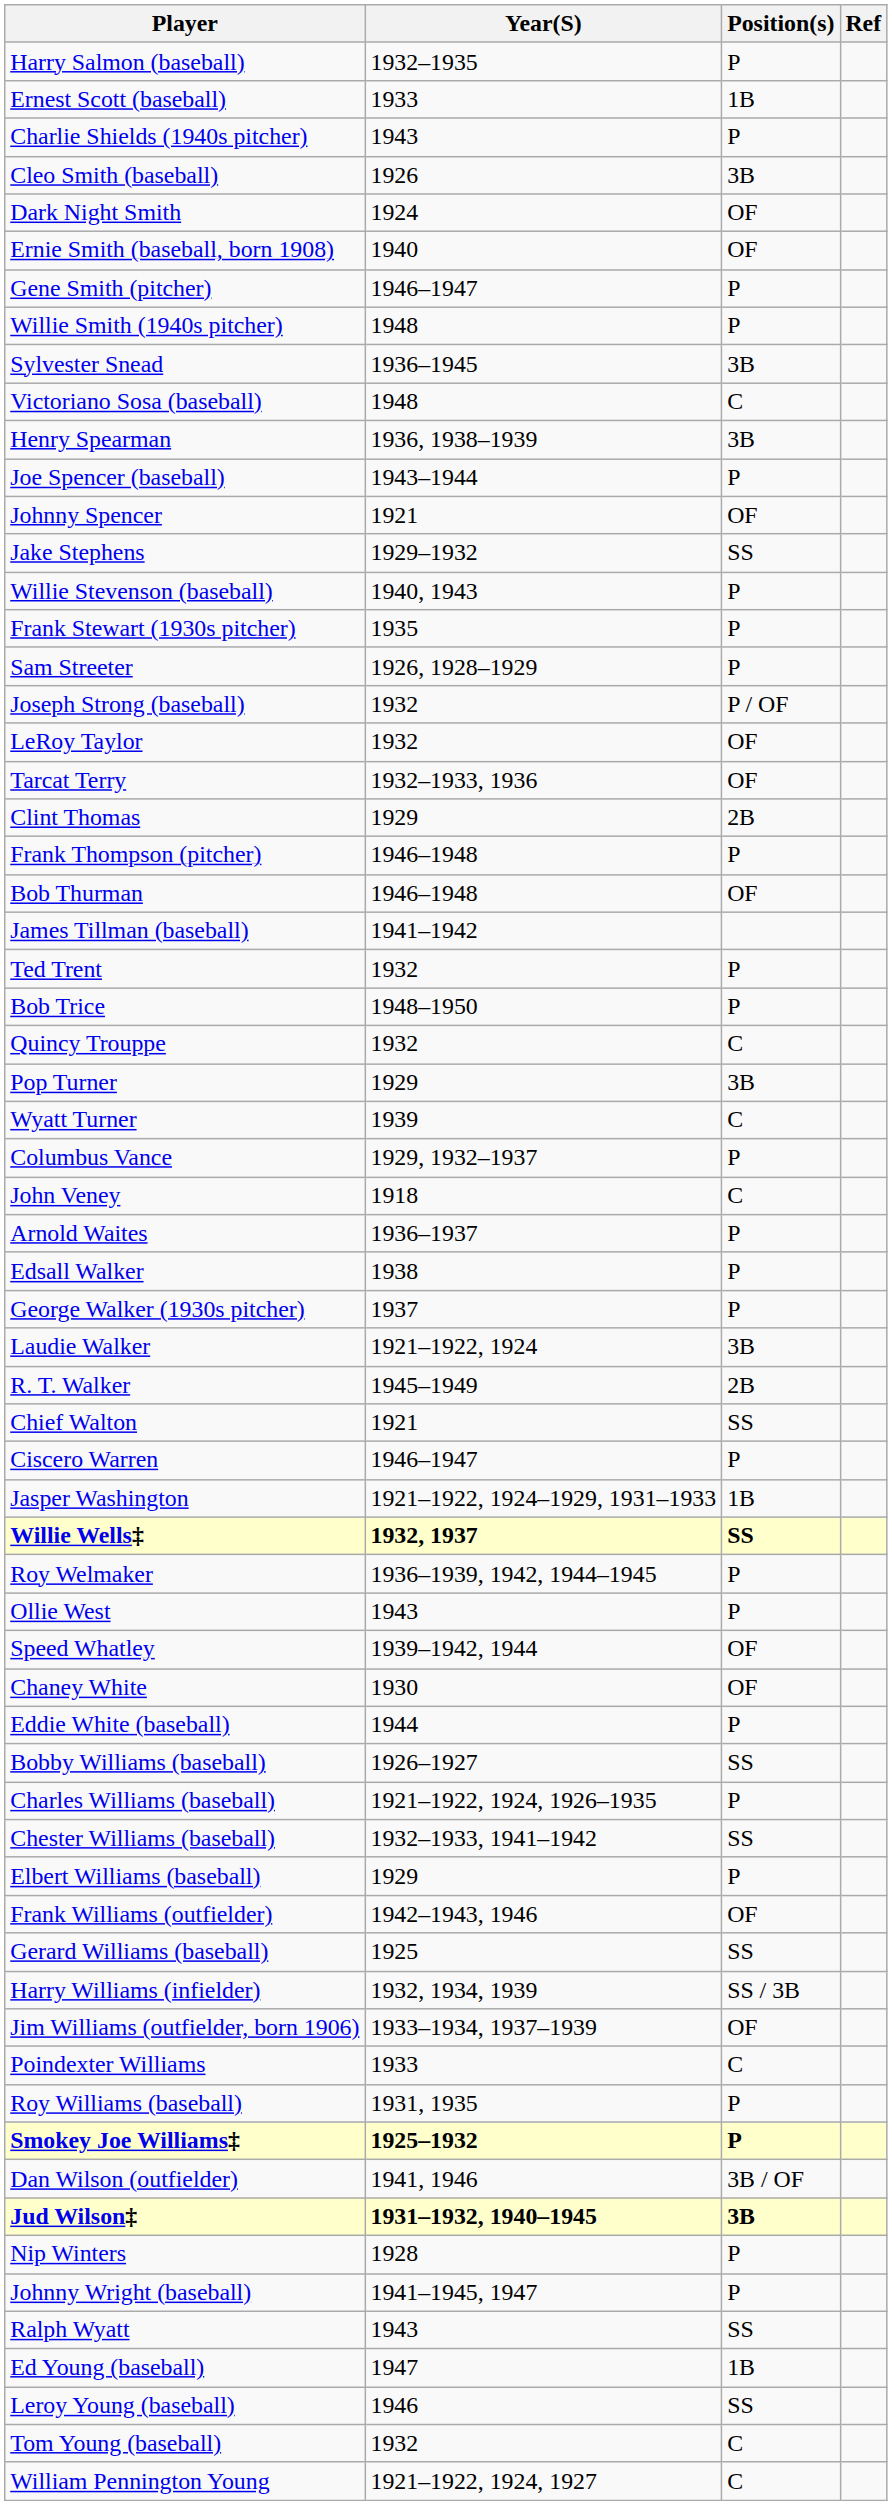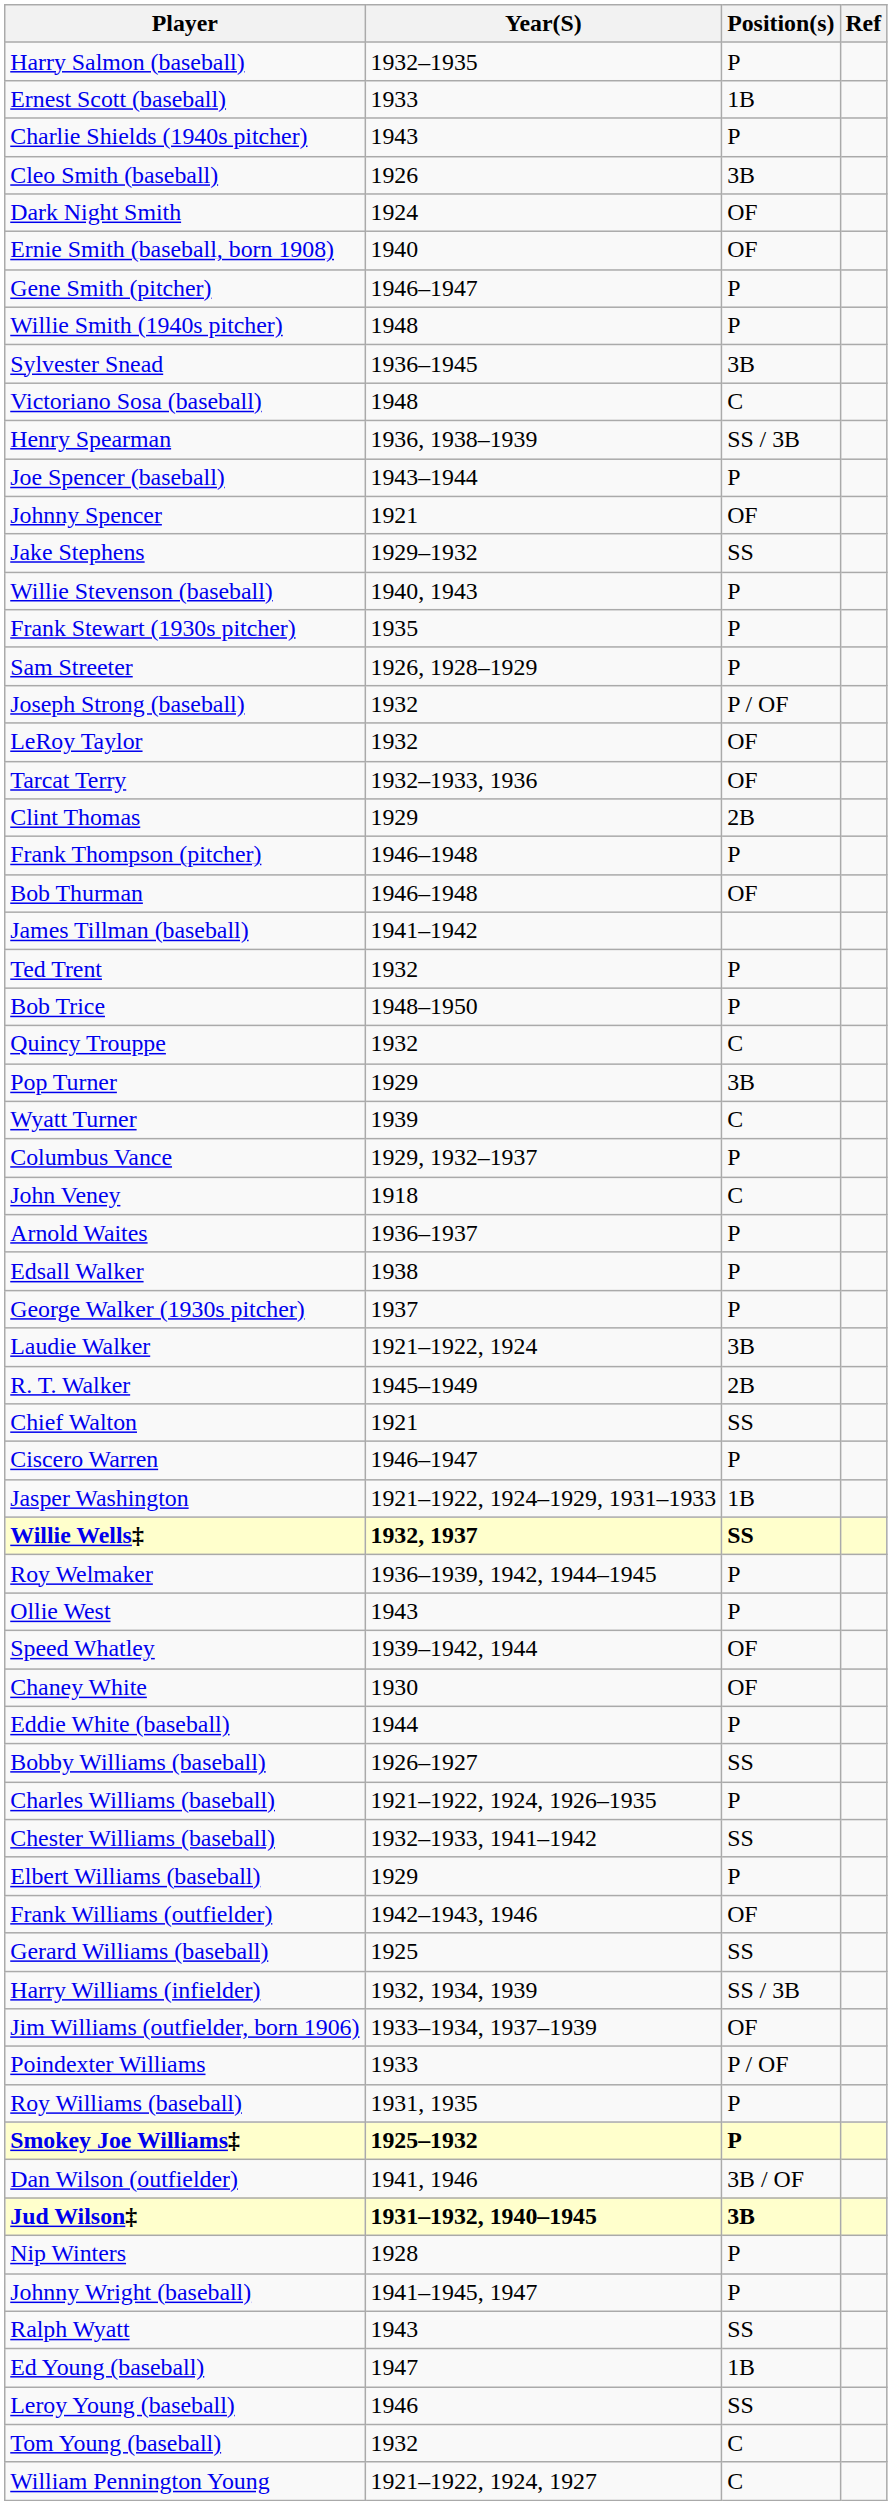(741, 439) 3B -> (764, 439) SS / 3B
(735, 2065) C -> (758, 2065) P / OF
